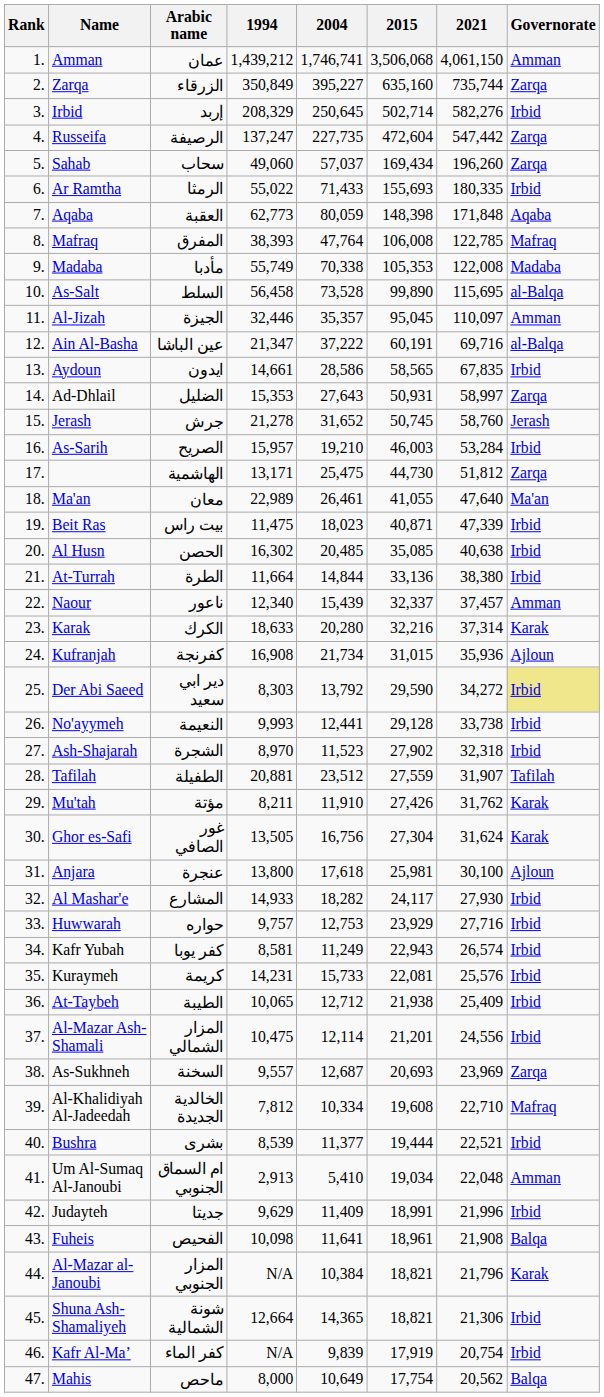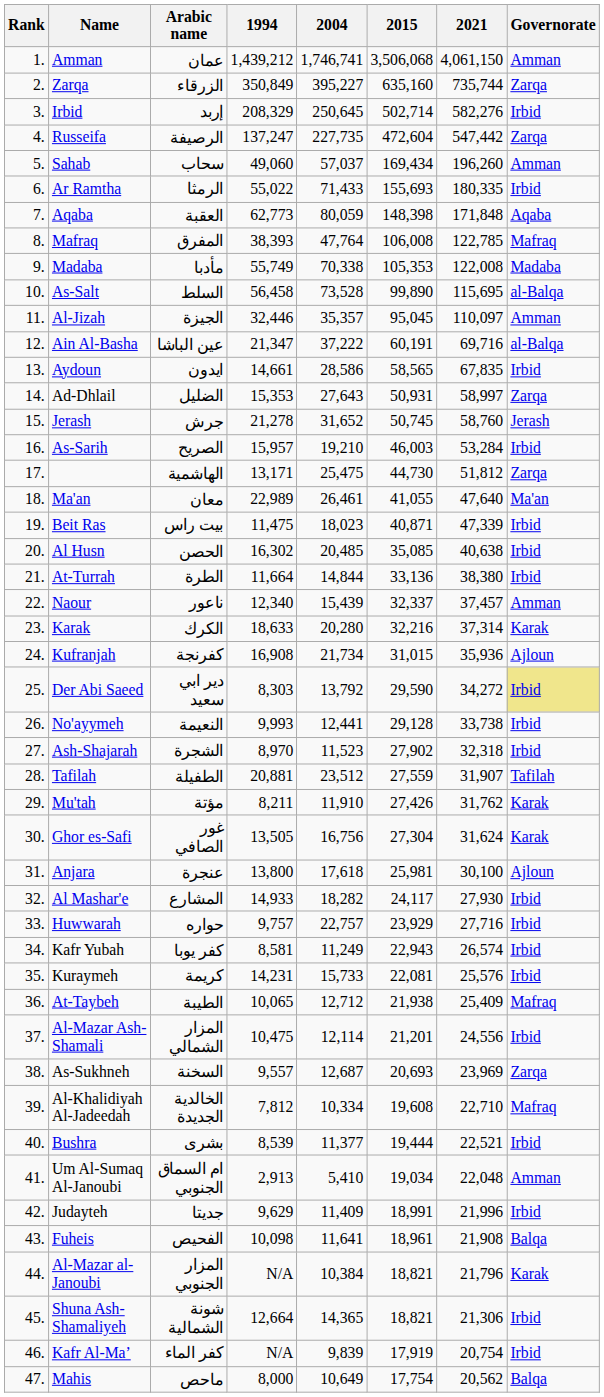(529, 163) Zarqa -> (536, 163) Amman
(342, 924) 12,753 -> (342, 924) 22,757
(526, 1001) Irbid -> (533, 1001) Mafraq
